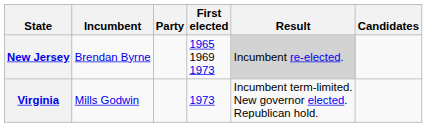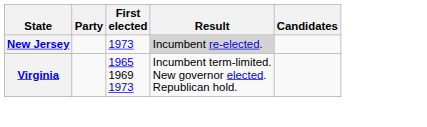- column: (113, 26)
(202, 57) 1965 1969 1973 -> (121, 44) 1973
(202, 100) 1973 -> (121, 75) 1965 1969 1973
